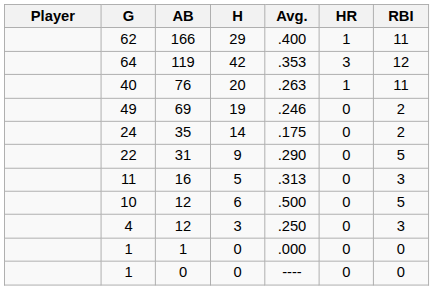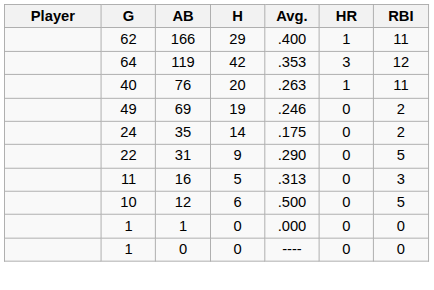- row: (129, 226)
